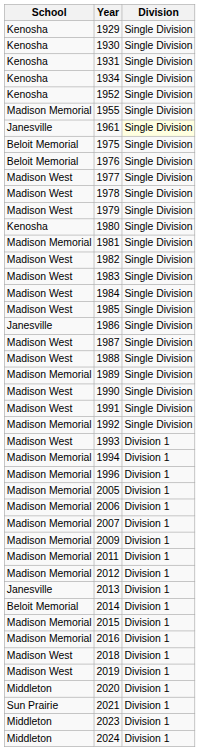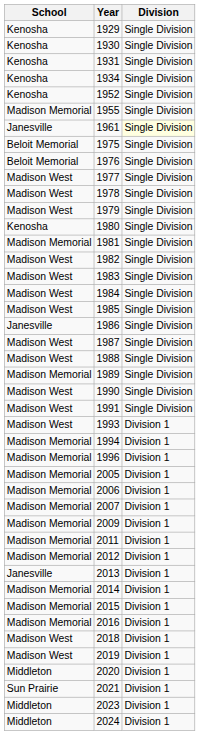- row: (108, 425)
(43, 606) Beloit Memorial -> (49, 590) Madison Memorial
